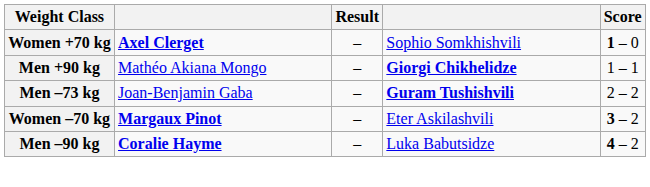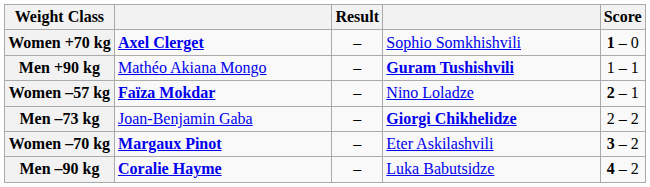(451, 67) Giorgi Chikhelidze -> (450, 67) Guram Tushishvili
+ row: (59, 93)
(450, 93) Guram Tushishvili -> (451, 118) Giorgi Chikhelidze
